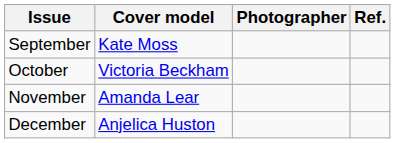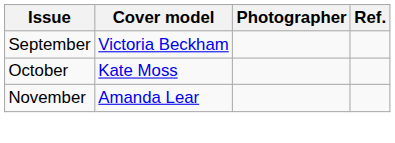(138, 44) Kate Moss -> (164, 44) Victoria Beckham
(164, 71) Victoria Beckham -> (138, 71) Kate Moss
- row: (47, 124)
